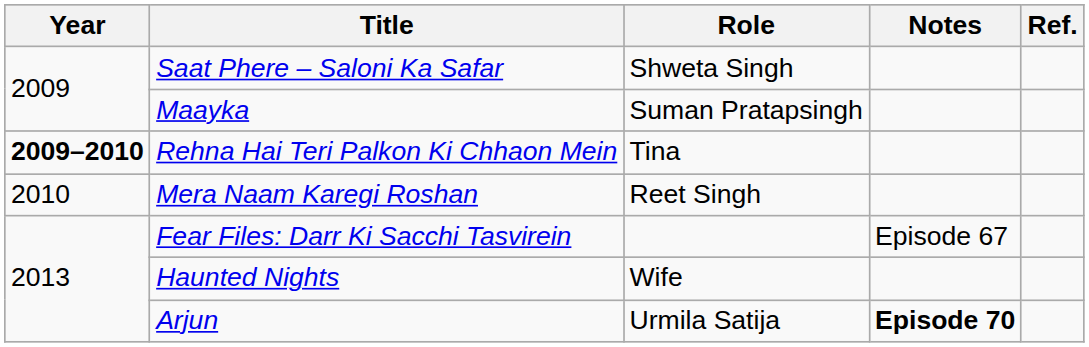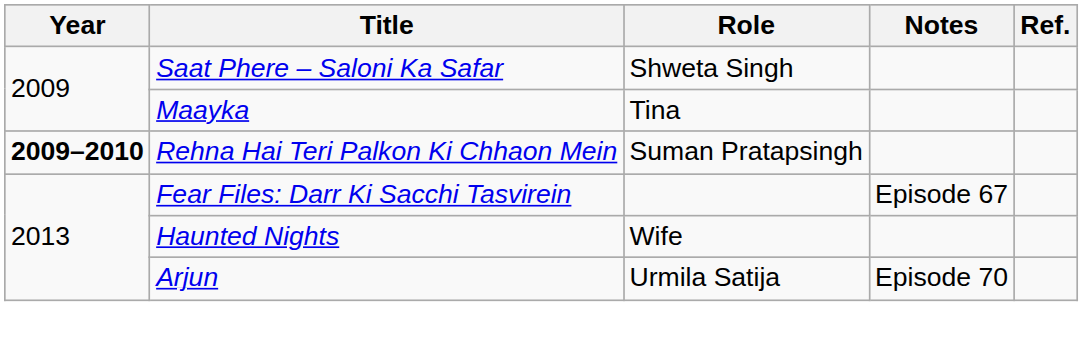(746, 109) Suman Pratapsingh -> (655, 109) Tina
(655, 151) Tina -> (746, 151) Suman Pratapsingh
- row: (317, 194)
(945, 320) bold -> (942, 278) normal
